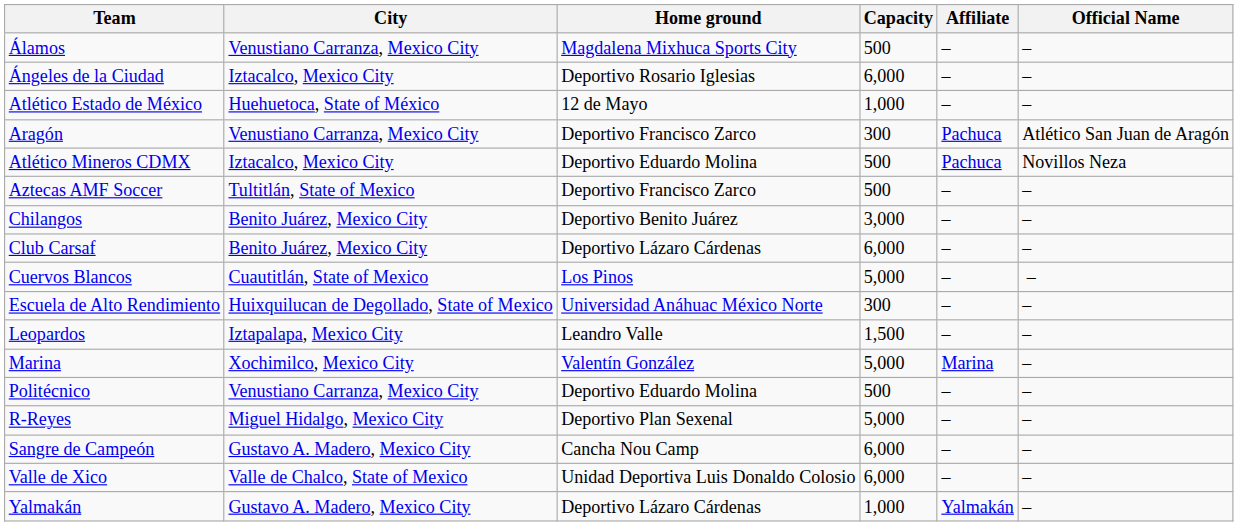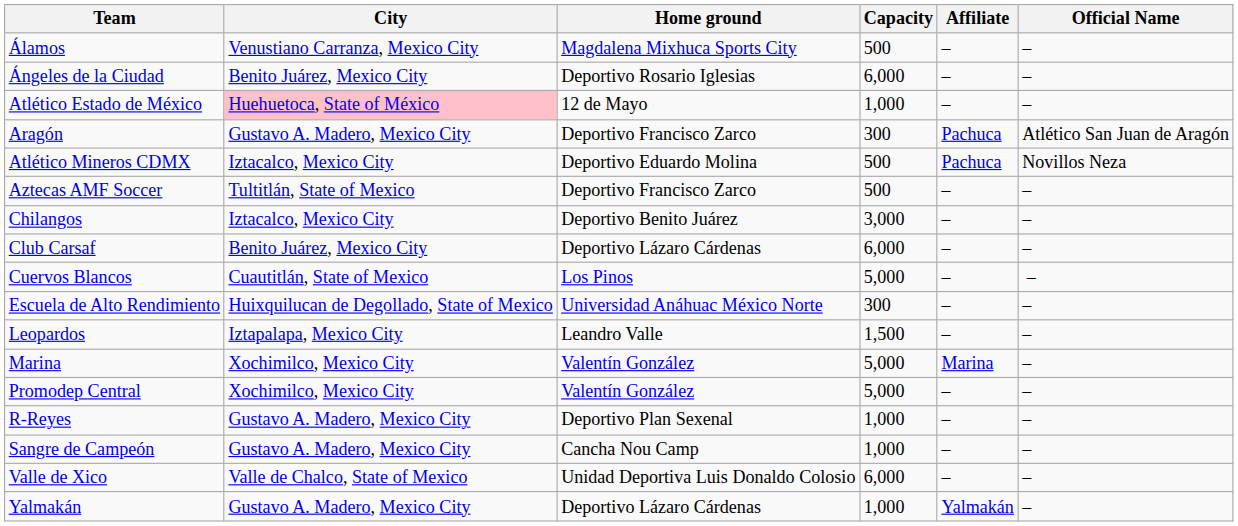(311, 76) Iztacalco, Mexico City -> (328, 76) Benito Juárez, Mexico City
(334, 104) no background -> (334, 104) pink background
(353, 133) Venustiano Carranza, Mexico City -> (349, 133) Gustavo A. Madero, Mexico City
(328, 219) Benito Juárez, Mexico City -> (311, 219) Iztacalco, Mexico City
- row: (49, 391)
+ row: (75, 391)
(336, 420) Miguel Hidalgo, Mexico City -> (349, 420) Gustavo A. Madero, Mexico City
(884, 420) 5,000 -> (884, 420) 1,000
(884, 448) 6,000 -> (884, 448) 1,000
